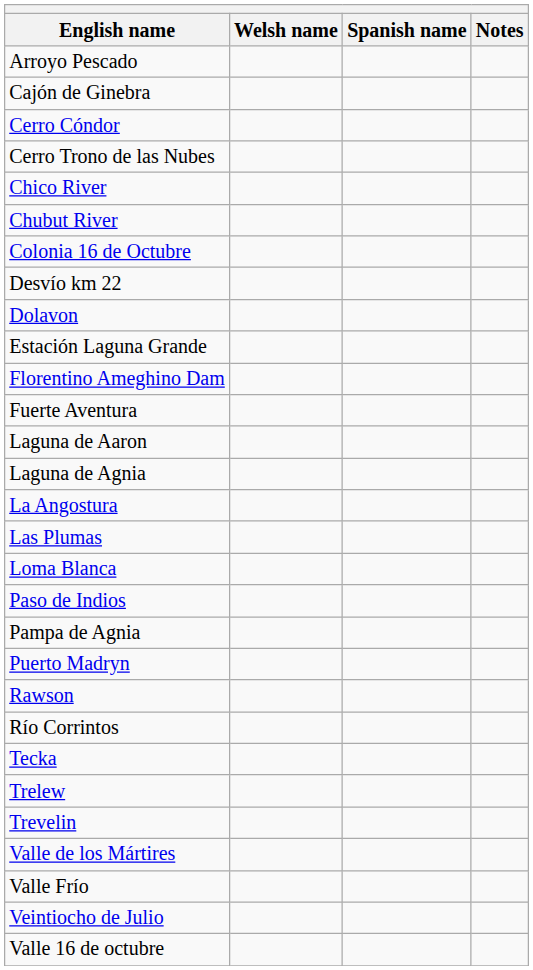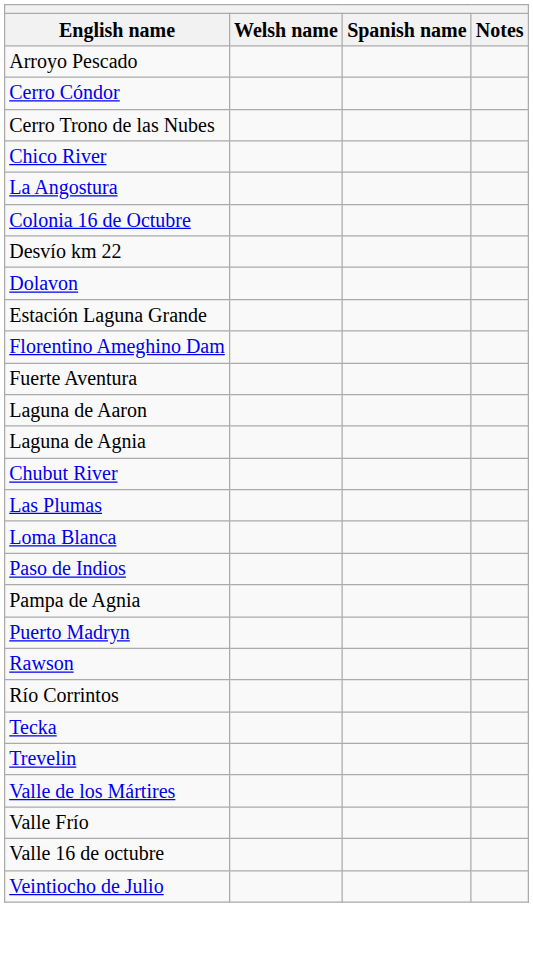- row: (80, 93)
rows swapped: (63, 219) <-> (63, 505)
- row: (37, 790)
rows swapped: (87, 949) <-> (86, 917)
